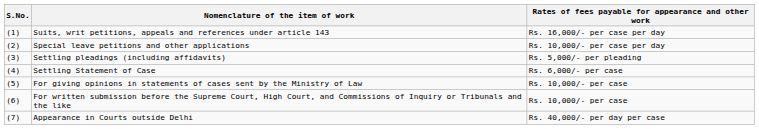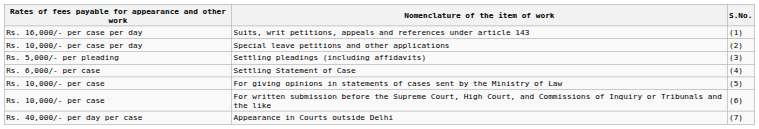columns swapped: (18, 15) <-> (641, 15)
